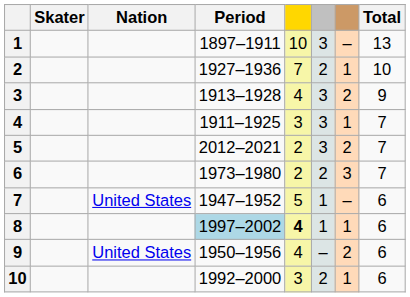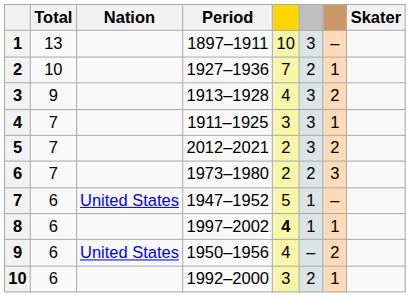columns swapped: (59, 17) <-> (382, 17)
(240, 226) lightblue background -> (228, 226) no background
